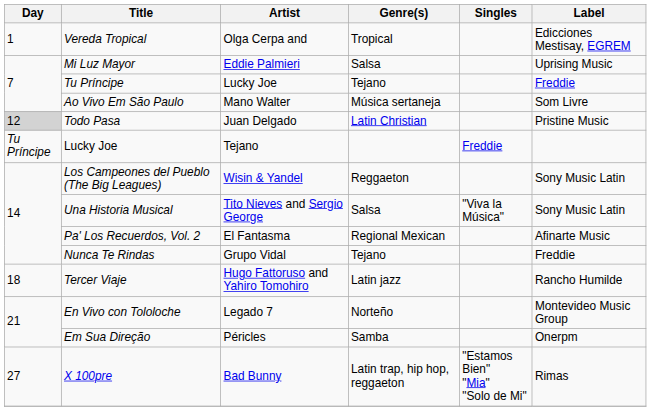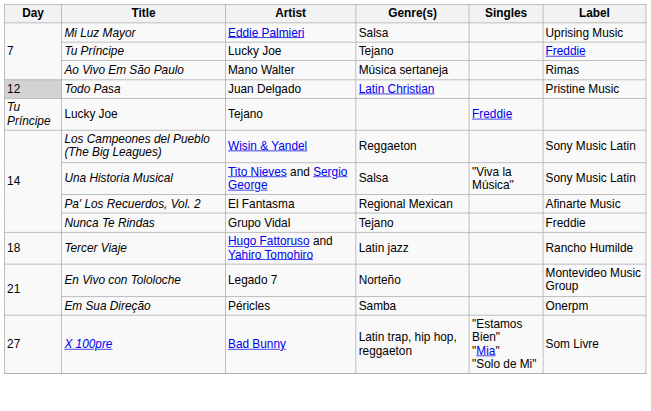- row: (105, 39)
(562, 102) Som Livre -> (562, 70) Rimas
(552, 376) Rimas -> (572, 344) Som Livre
